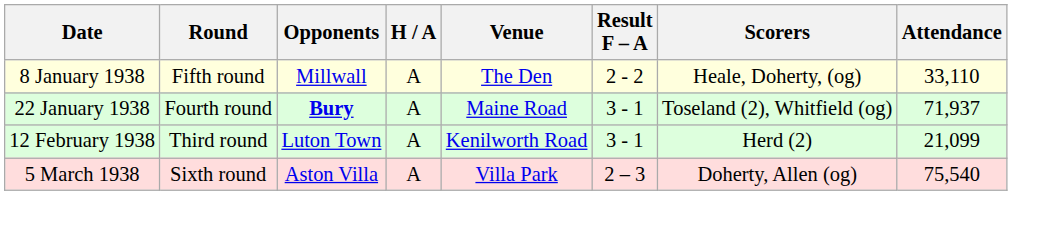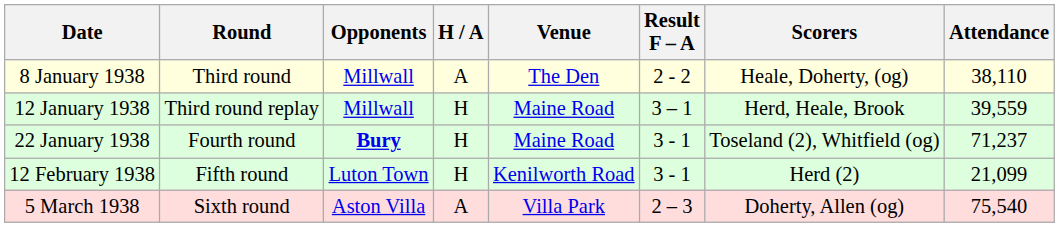(218, 76) Fifth round -> (242, 76) Third round
(952, 76) 33,110 -> (999, 76) 38,110
+ row: (82, 108)
(414, 108) A -> (461, 141) H
(952, 108) 71,937 -> (999, 141) 71,237
(218, 141) Third round -> (242, 173) Fifth round
(414, 141) A -> (461, 173) H
